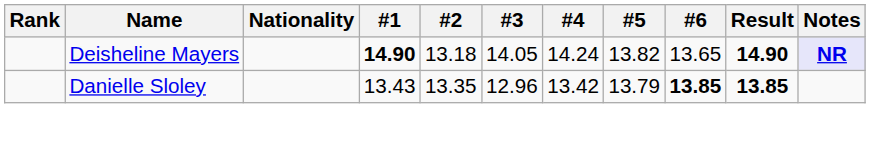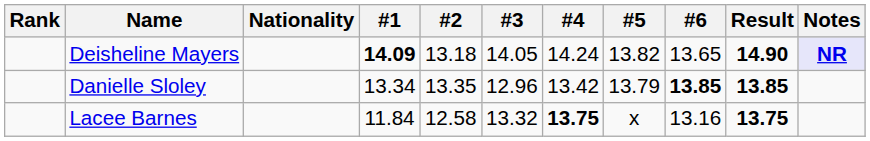(390, 53) 14.90 -> (390, 53) 14.09
(390, 86) 13.43 -> (390, 86) 13.34
+ row: (133, 119)
